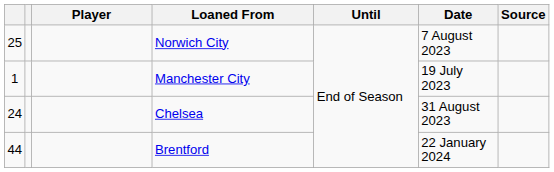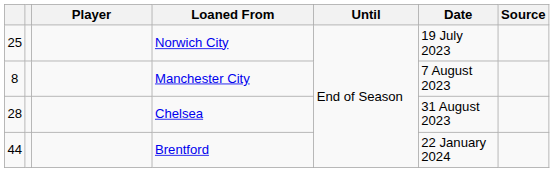(447, 43) 7 August 2023 -> (442, 43) 19 July 2023
(15, 78) 1 -> (15, 78) 8
(442, 78) 19 July 2023 -> (447, 78) 7 August 2023
(15, 114) 24 -> (15, 114) 28
